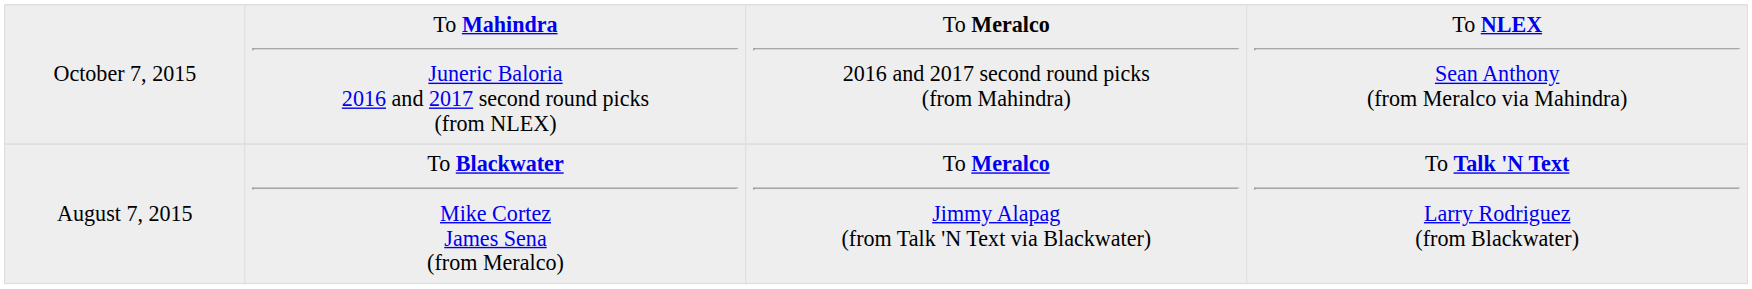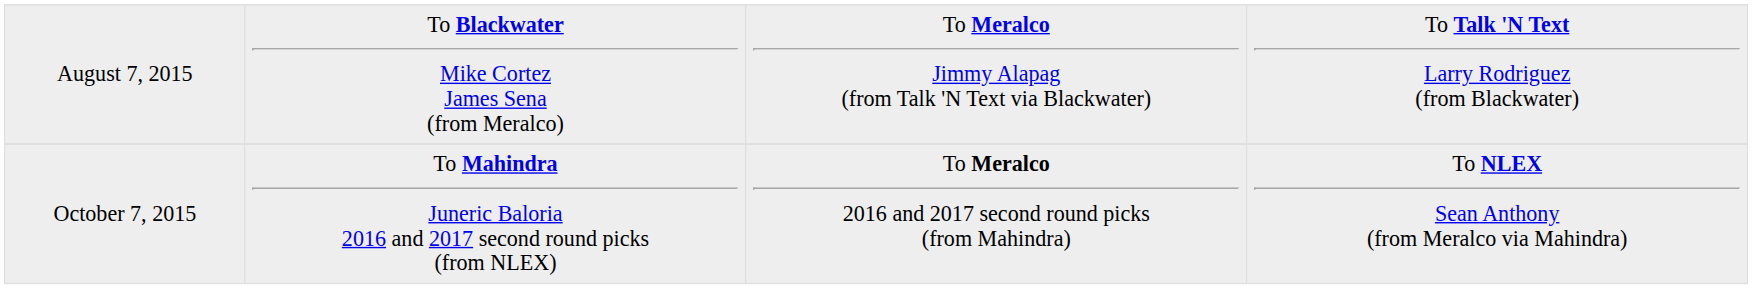rows swapped: (125, 213) <-> (125, 74)
